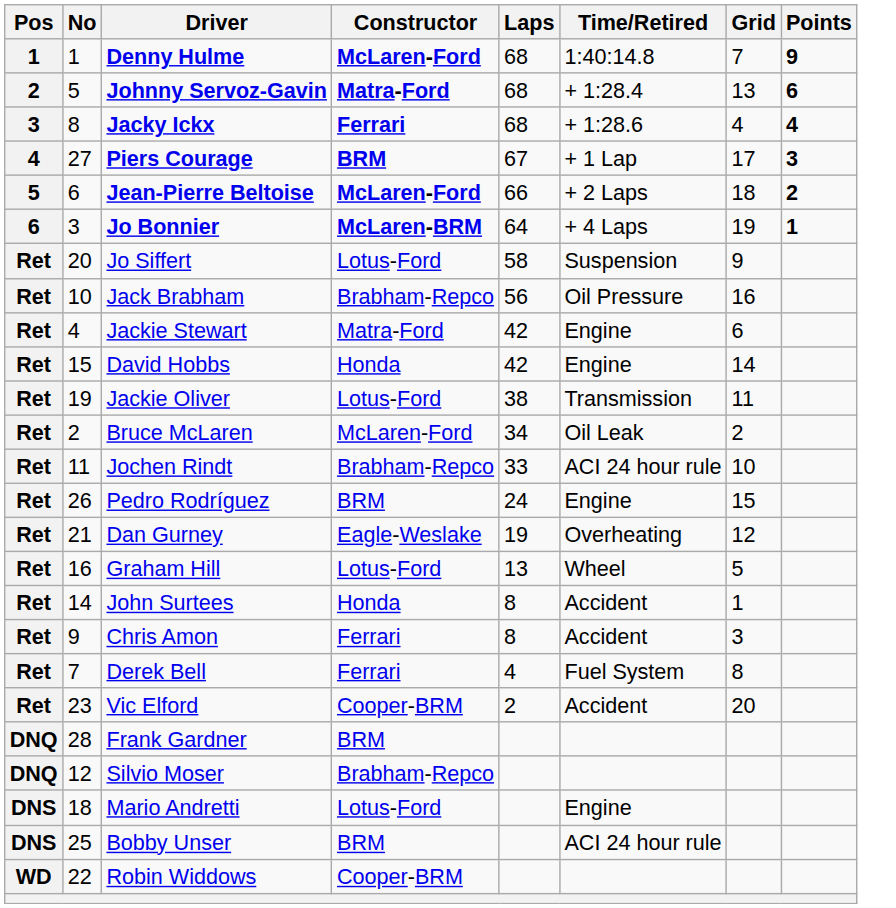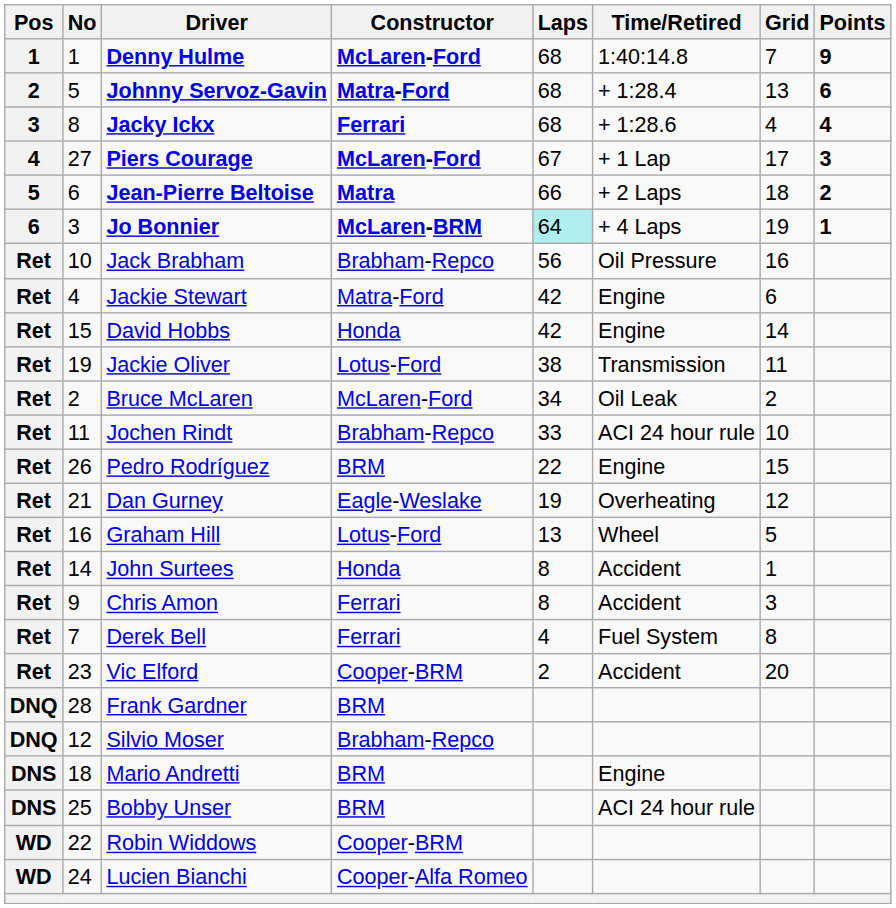(362, 159) BRM -> (409, 159) McLaren-Ford
(409, 193) McLaren-Ford -> (366, 193) Matra
(516, 227) no background -> (550, 227) paleturquoise background
- row: (149, 261)
(516, 500) 24 -> (550, 466) 22
(389, 808) Lotus-Ford -> (361, 774) BRM
+ row: (177, 876)
